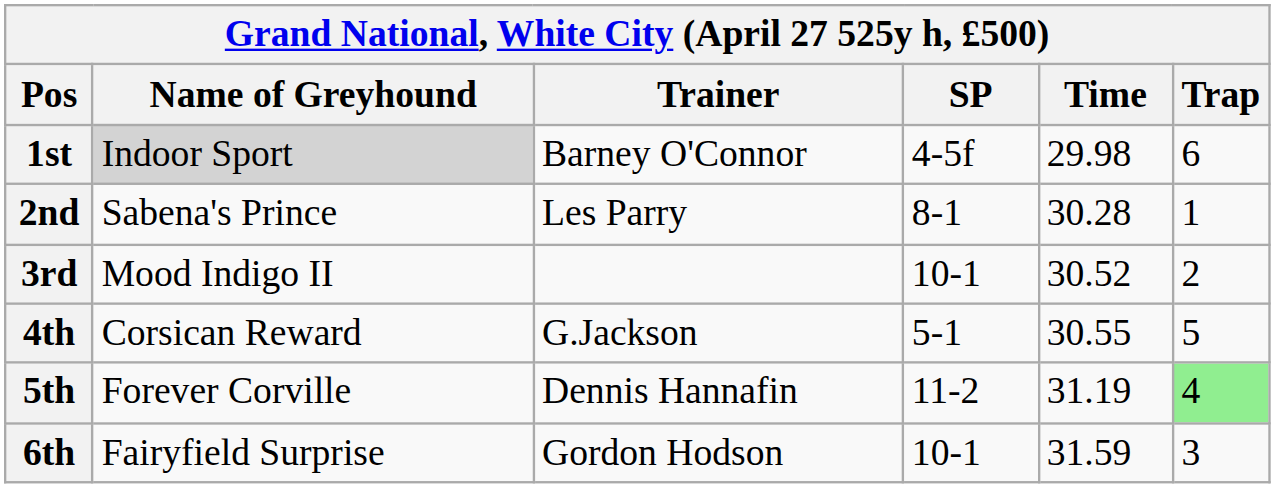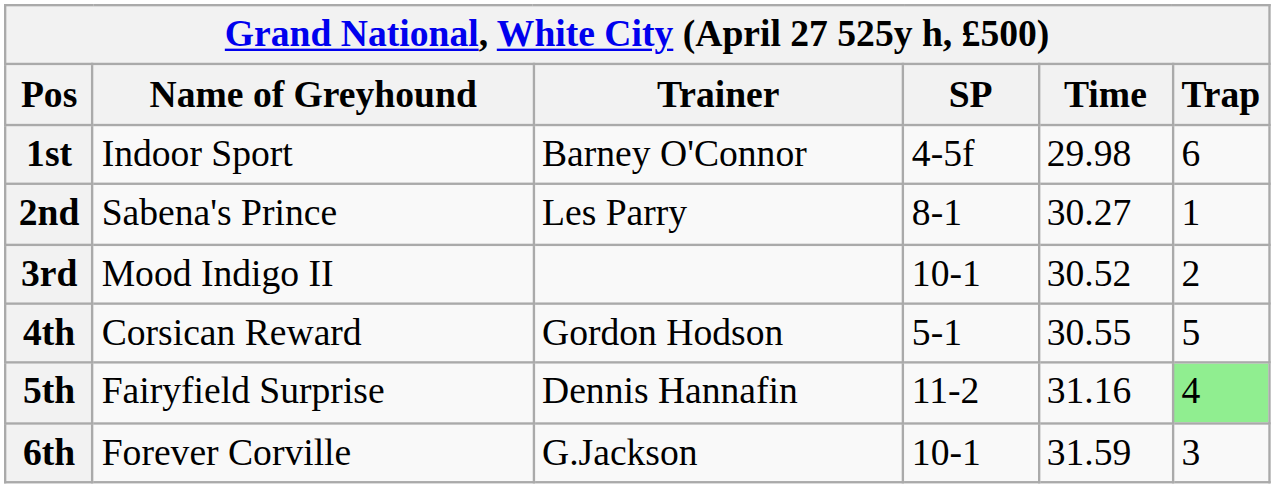(197, 153) lightgrey background -> (197, 153) no background
(1089, 213) 30.28 -> (1089, 213) 30.27
(620, 332) G.Jackson -> (663, 332) Gordon Hodson
(226, 392) Forever Corville -> (243, 392) Fairyfield Surprise
(1089, 392) 31.19 -> (1089, 392) 31.16
(243, 451) Fairyfield Surprise -> (226, 451) Forever Corville
(663, 451) Gordon Hodson -> (620, 451) G.Jackson
